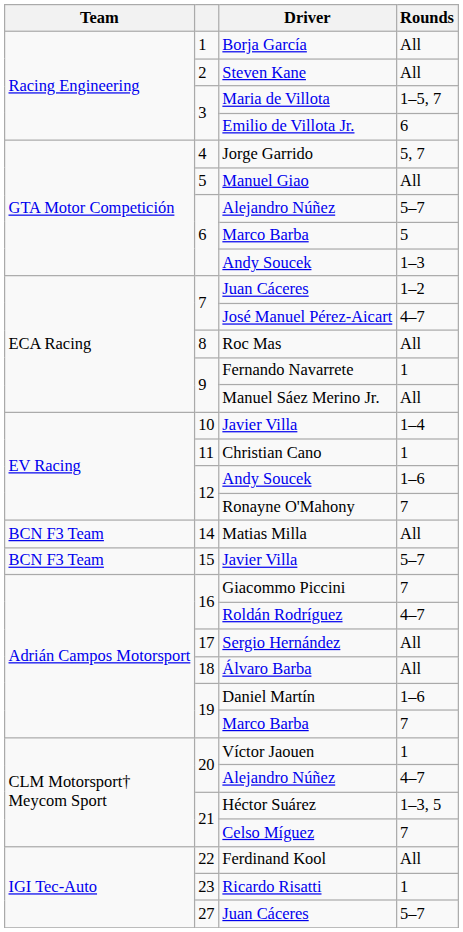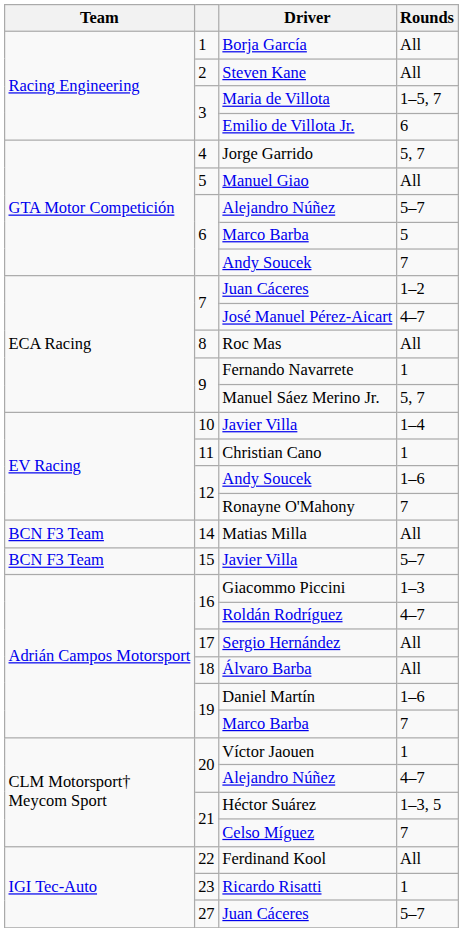(412, 262) 1–3 -> (404, 262) 7
(411, 397) All -> (412, 397) 5, 7
(404, 587) 7 -> (412, 587) 1–3
